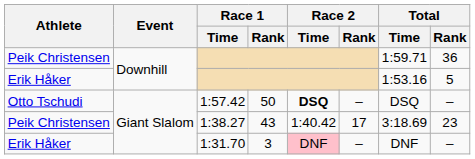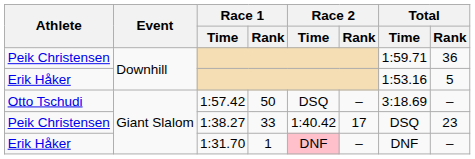(314, 101) bold -> (314, 101) normal
(404, 101) DSQ -> (404, 101) 3:18.69
(268, 122) 43 -> (268, 122) 33
(404, 122) 3:18.69 -> (404, 122) DSQ
(268, 144) 3 -> (268, 144) 1
